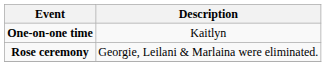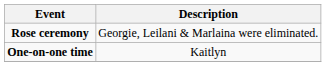rows swapped: (50, 33) <-> (50, 52)
